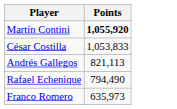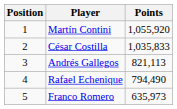+ column: (25, 12)
(108, 29) bold -> (149, 29) normal
(108, 46) 1,053,833 -> (149, 46) 1,035,833
